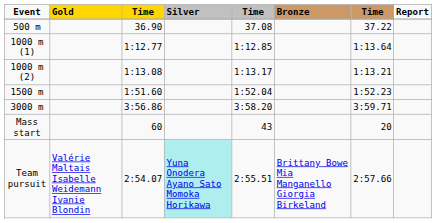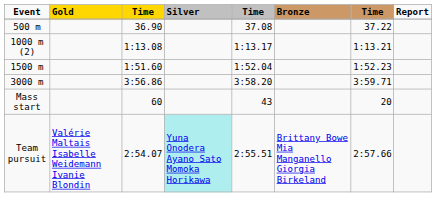- row: (27, 47)
